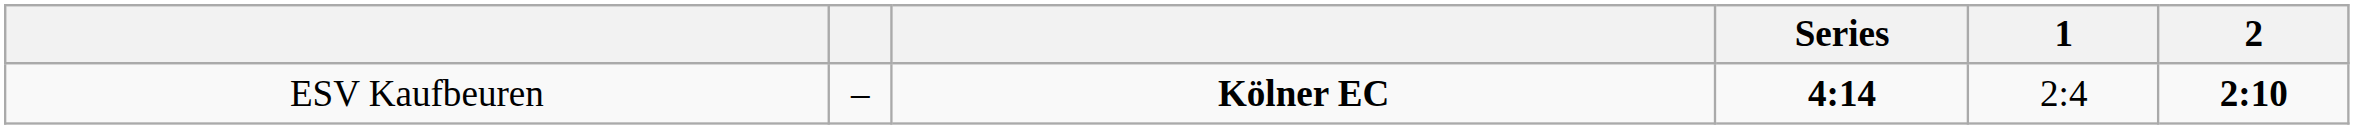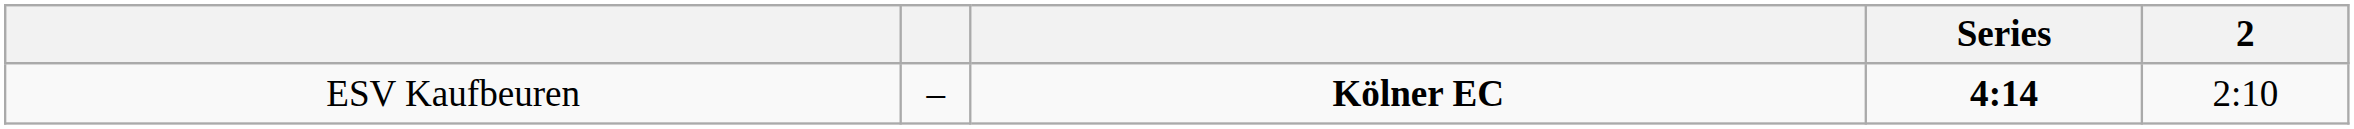- column: (2064, 33)
(2254, 92) bold -> (2245, 92) normal
